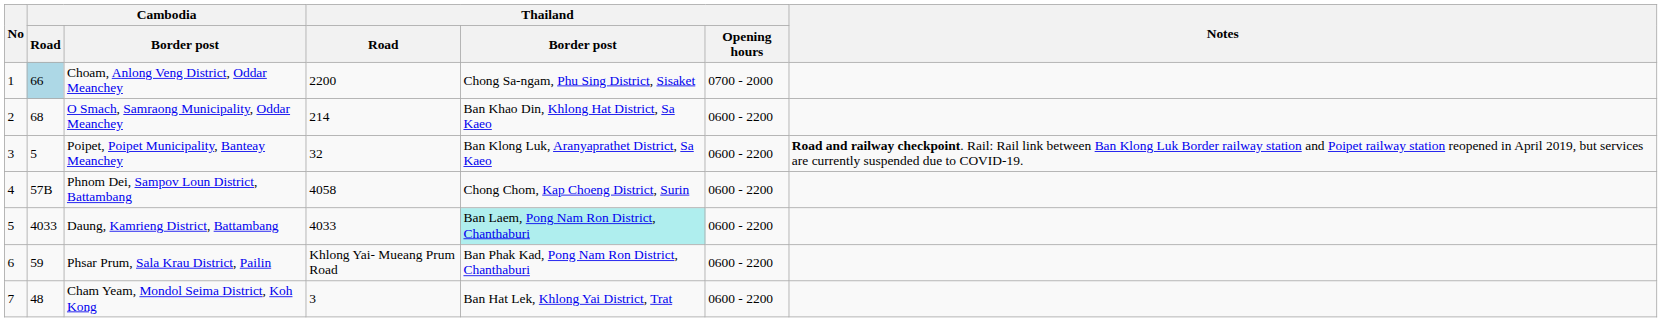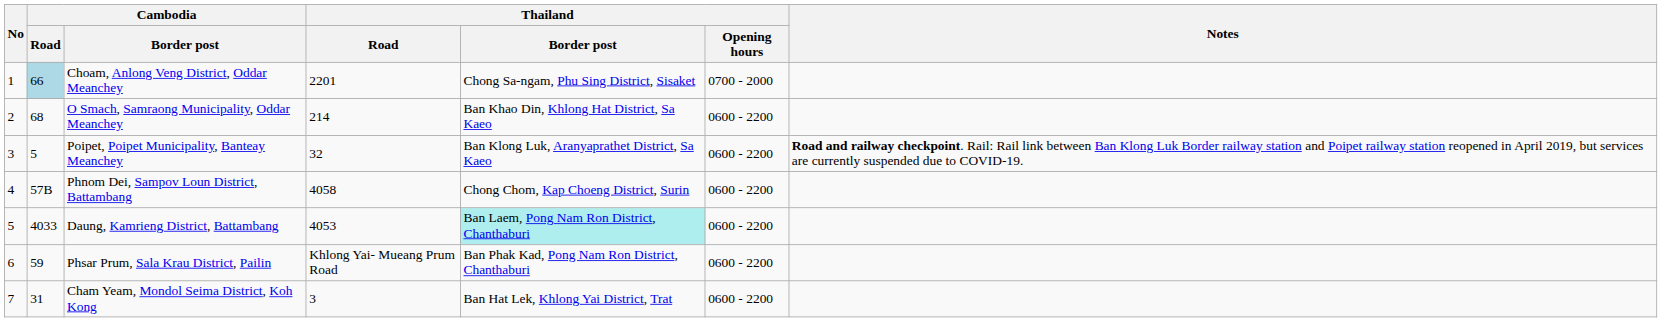(323, 80) 2200 -> (323, 80) 2201
(323, 226) 4033 -> (323, 226) 4053
(37, 299) 48 -> (37, 299) 31
